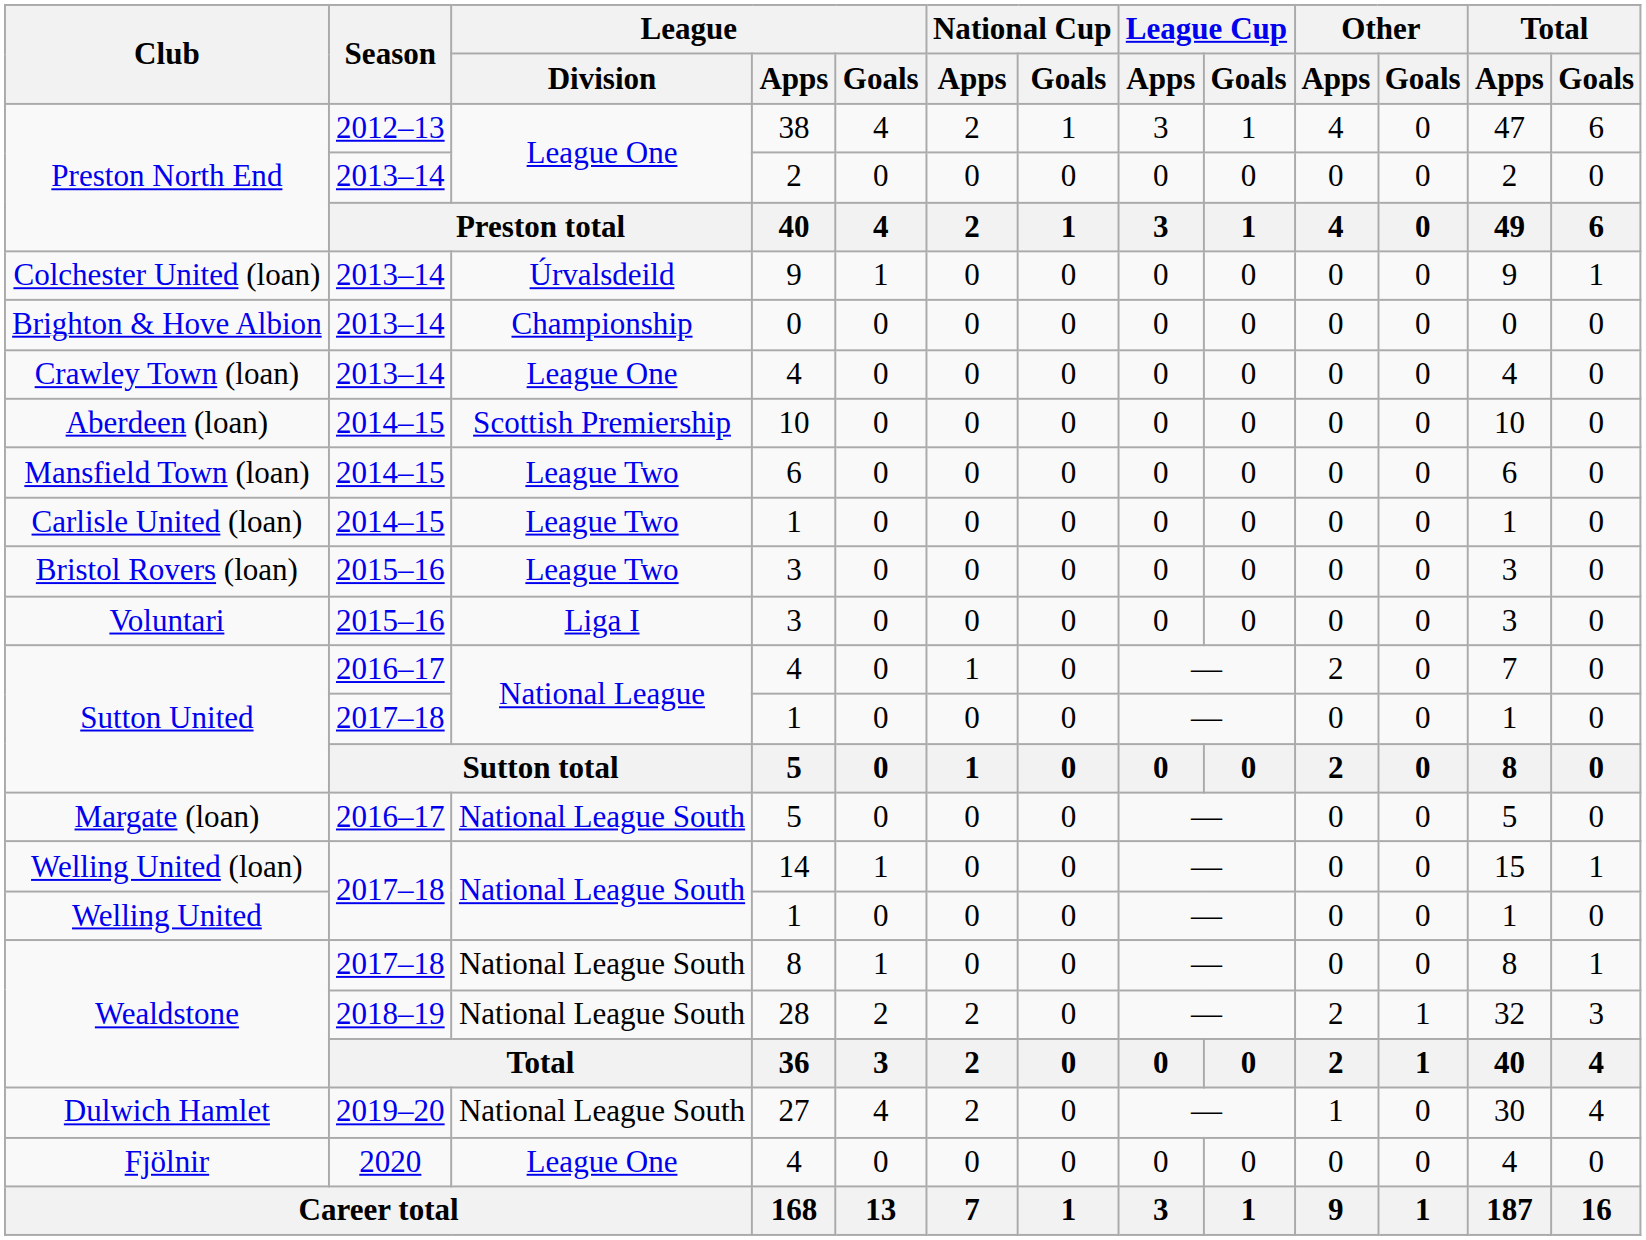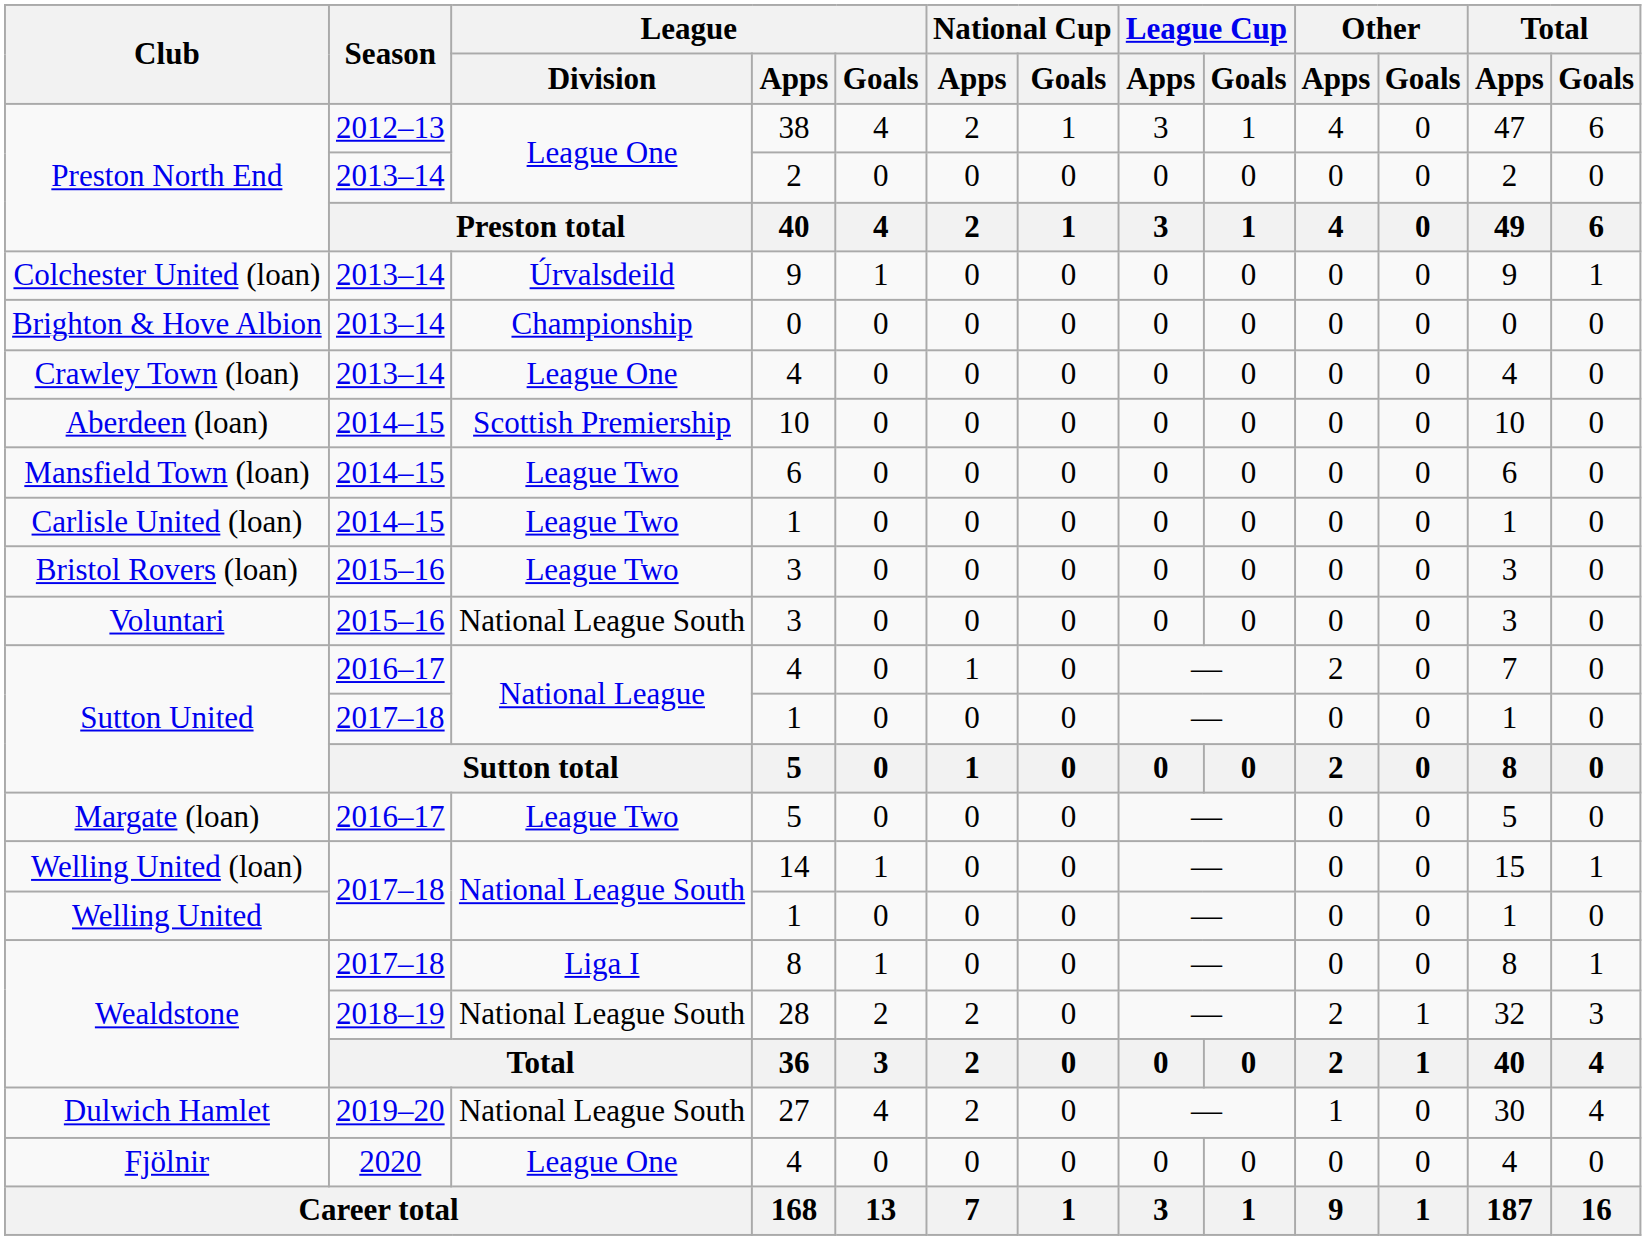(602, 619) Liga I -> (602, 619) National League South
(602, 816) National League South -> (602, 816) League Two
(602, 964) National League South -> (602, 964) Liga I
